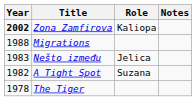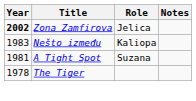(137, 27) Kaliopa -> (134, 27) Jelica
- row: (62, 42)
(134, 58) Jelica -> (137, 42) Kaliopa
(18, 73) 1982 -> (18, 58) 1981
